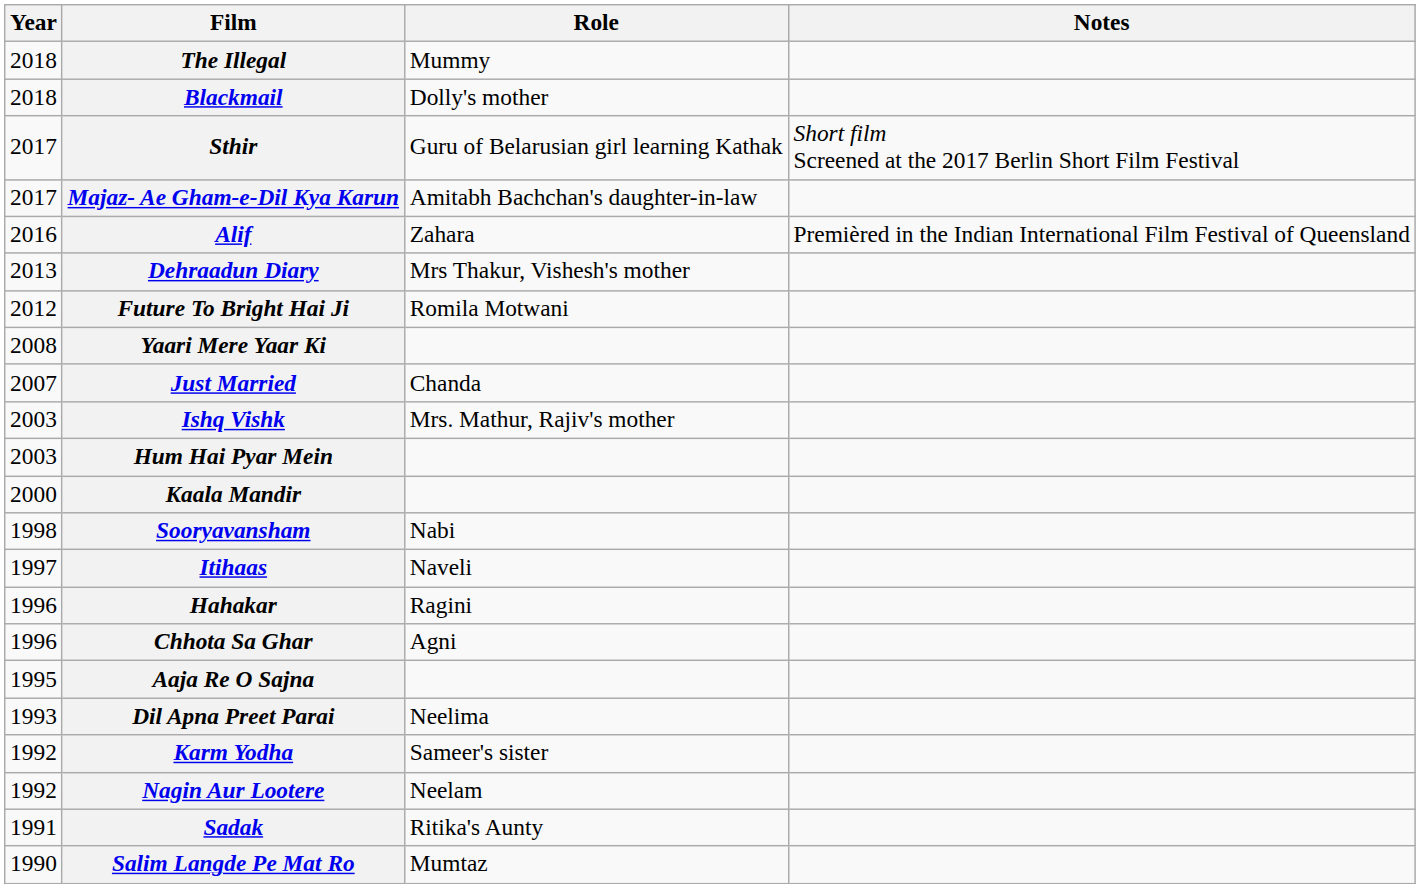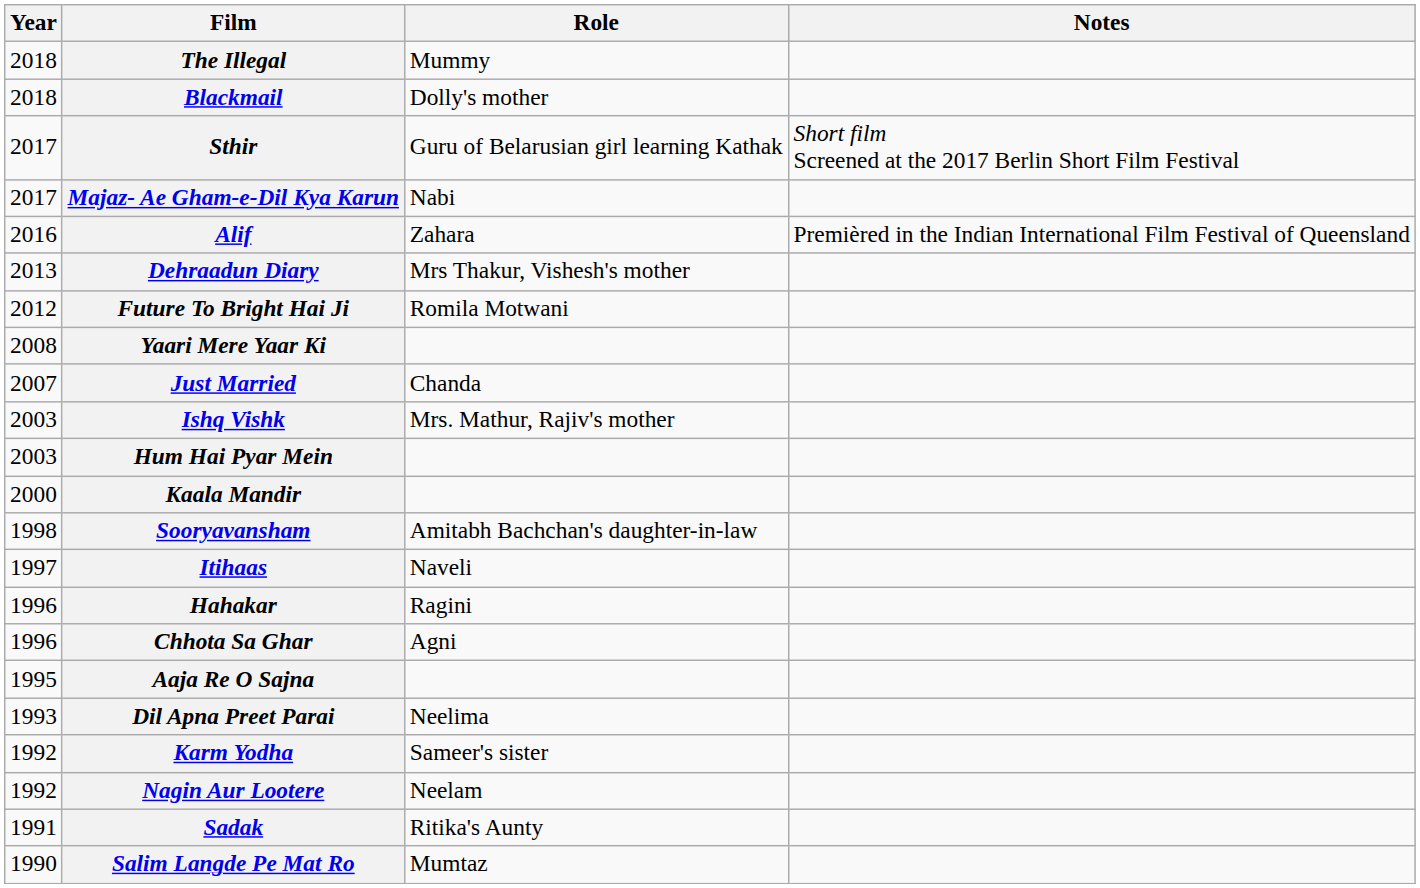(584, 197) Amitabh Bachchan's daughter-in-law -> (432, 197) Nabi
(432, 530) Nabi -> (584, 530) Amitabh Bachchan's daughter-in-law
